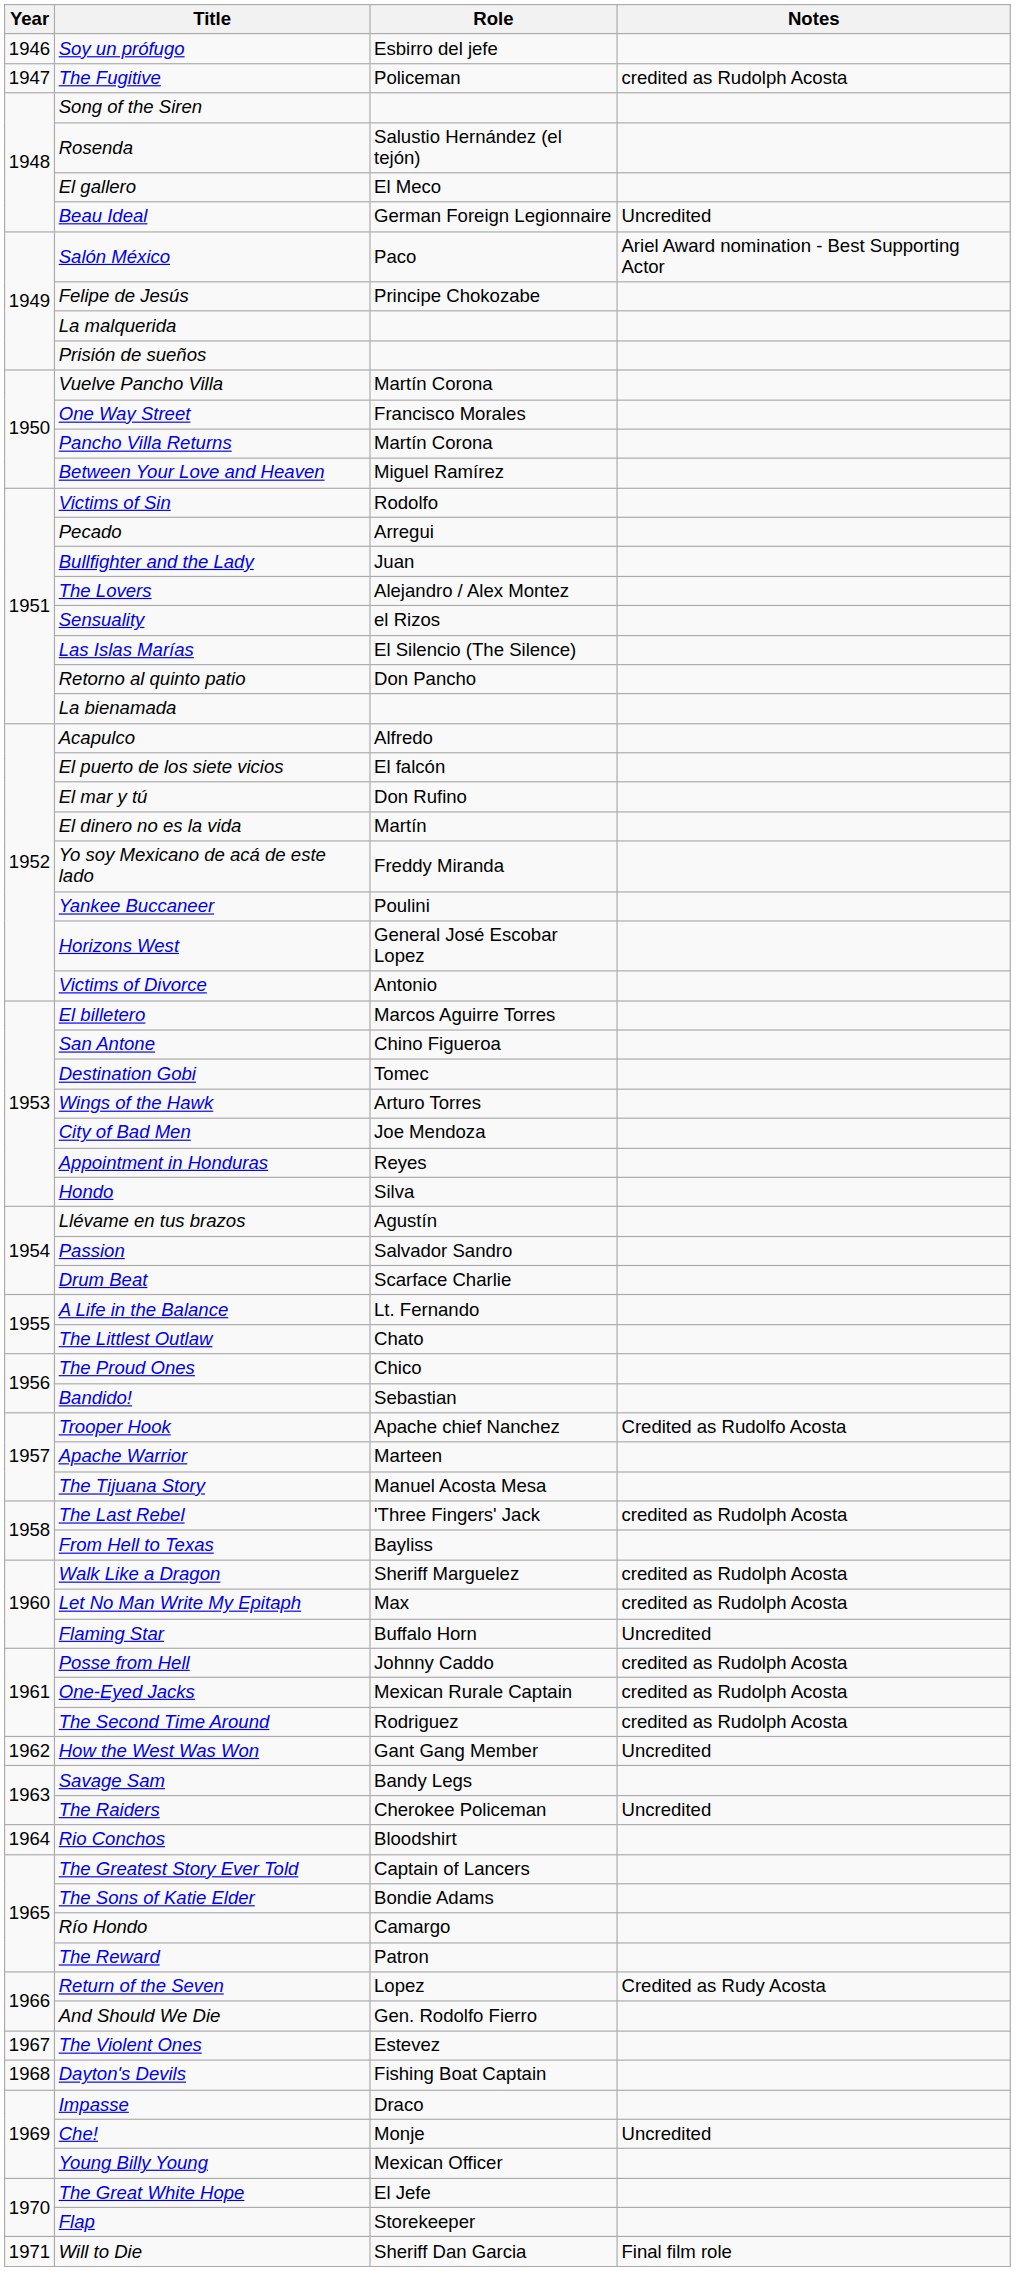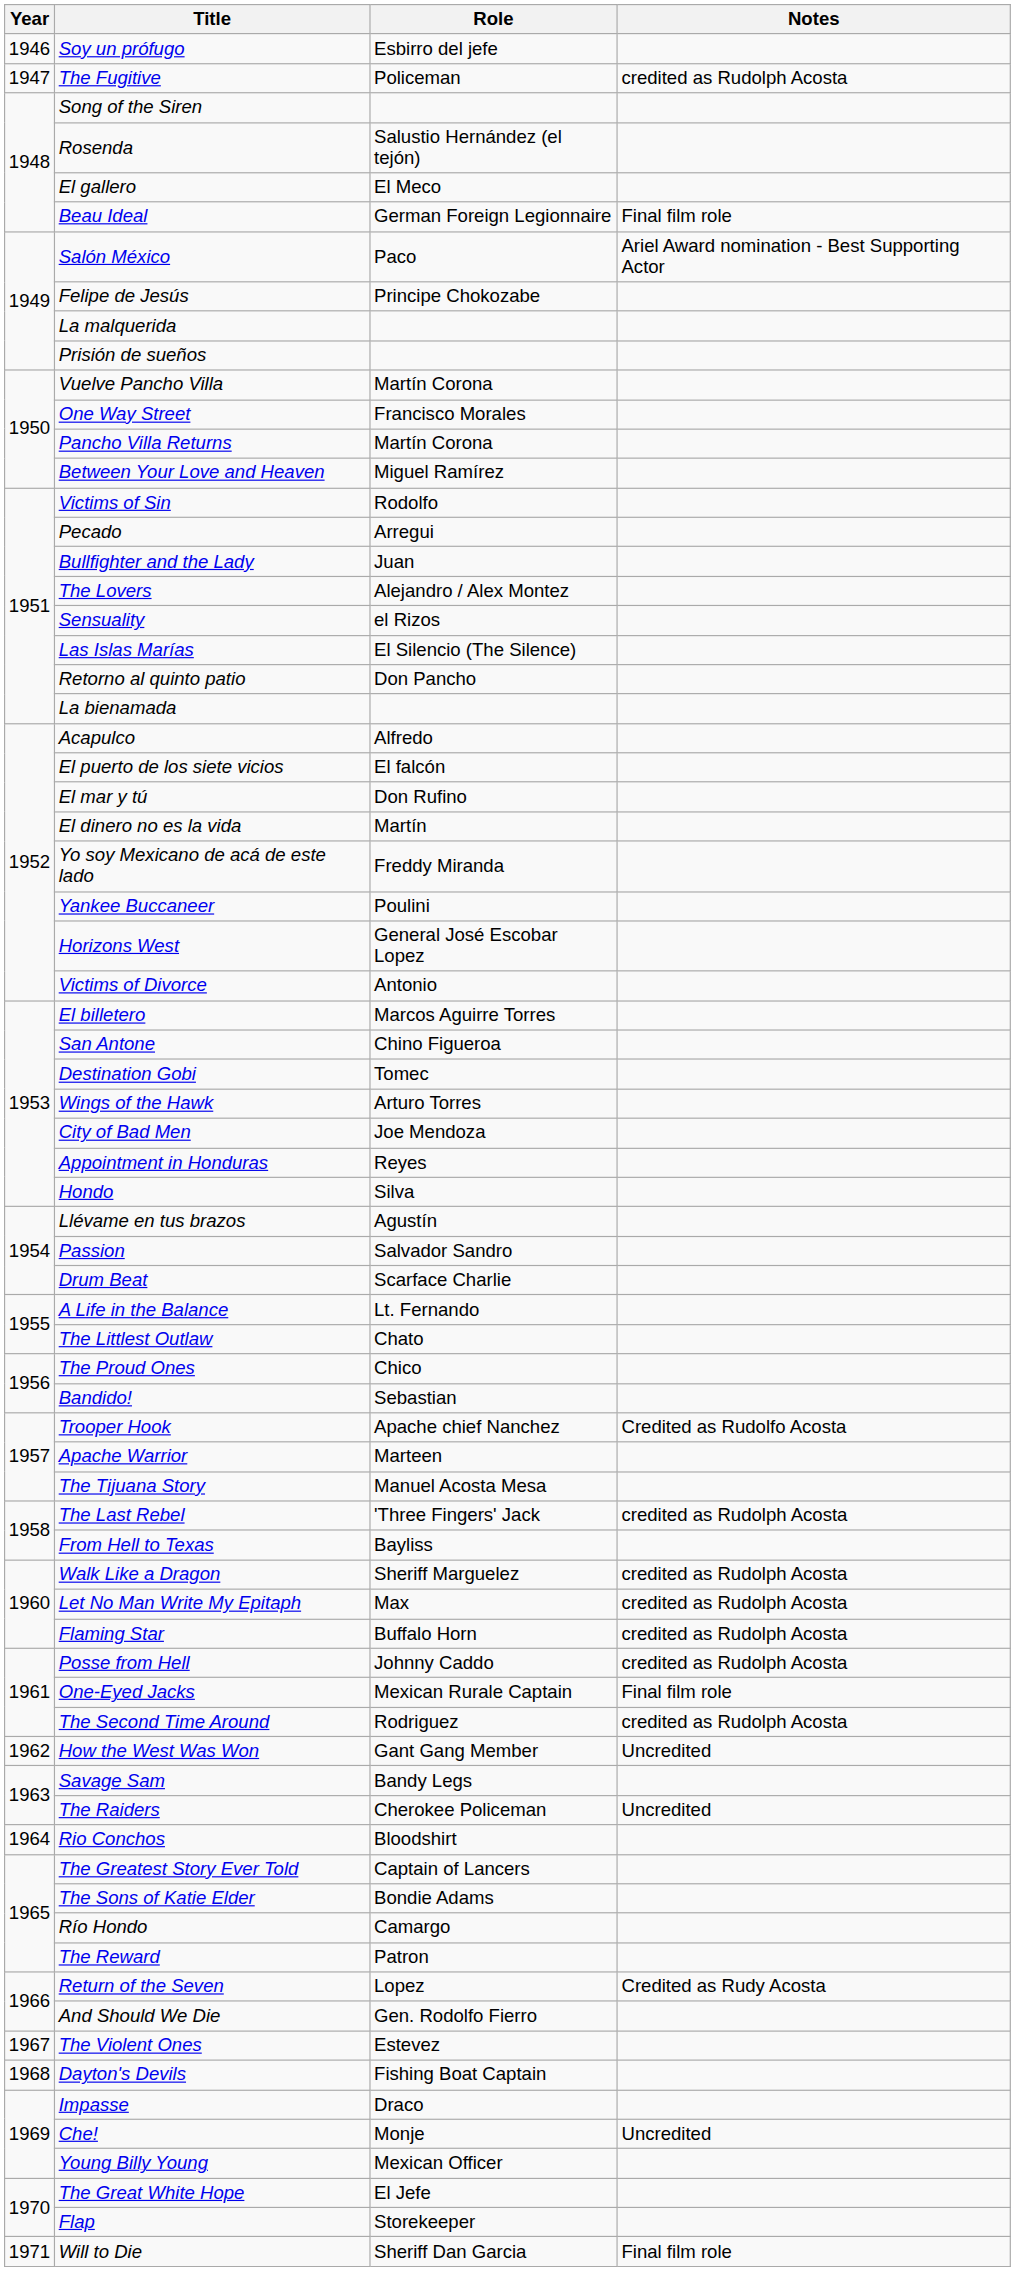(666, 216) Uncredited -> (677, 216) Final film role
(666, 1633) Uncredited -> (734, 1633) credited as Rudolph Acosta
(734, 1692) credited as Rudolph Acosta -> (677, 1692) Final film role
